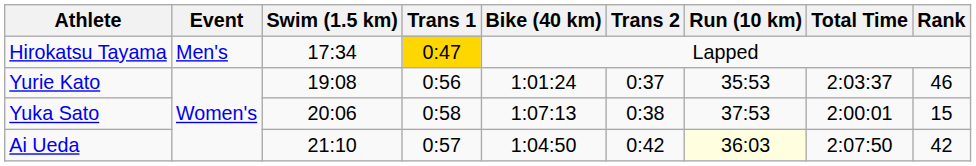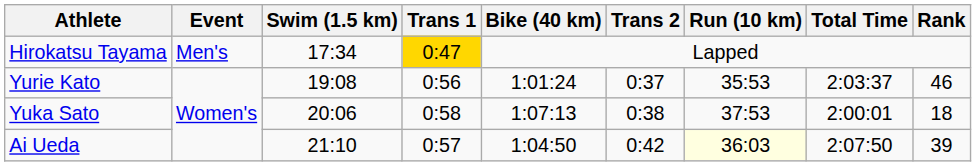(941, 114) 15 -> (941, 114) 18
(941, 145) 42 -> (941, 145) 39
